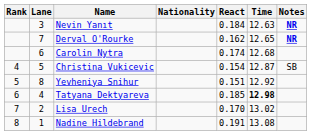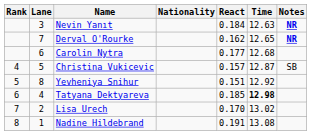(232, 53) 0.174 -> (232, 53) 0.177
(232, 67) 0.154 -> (232, 67) 0.157
